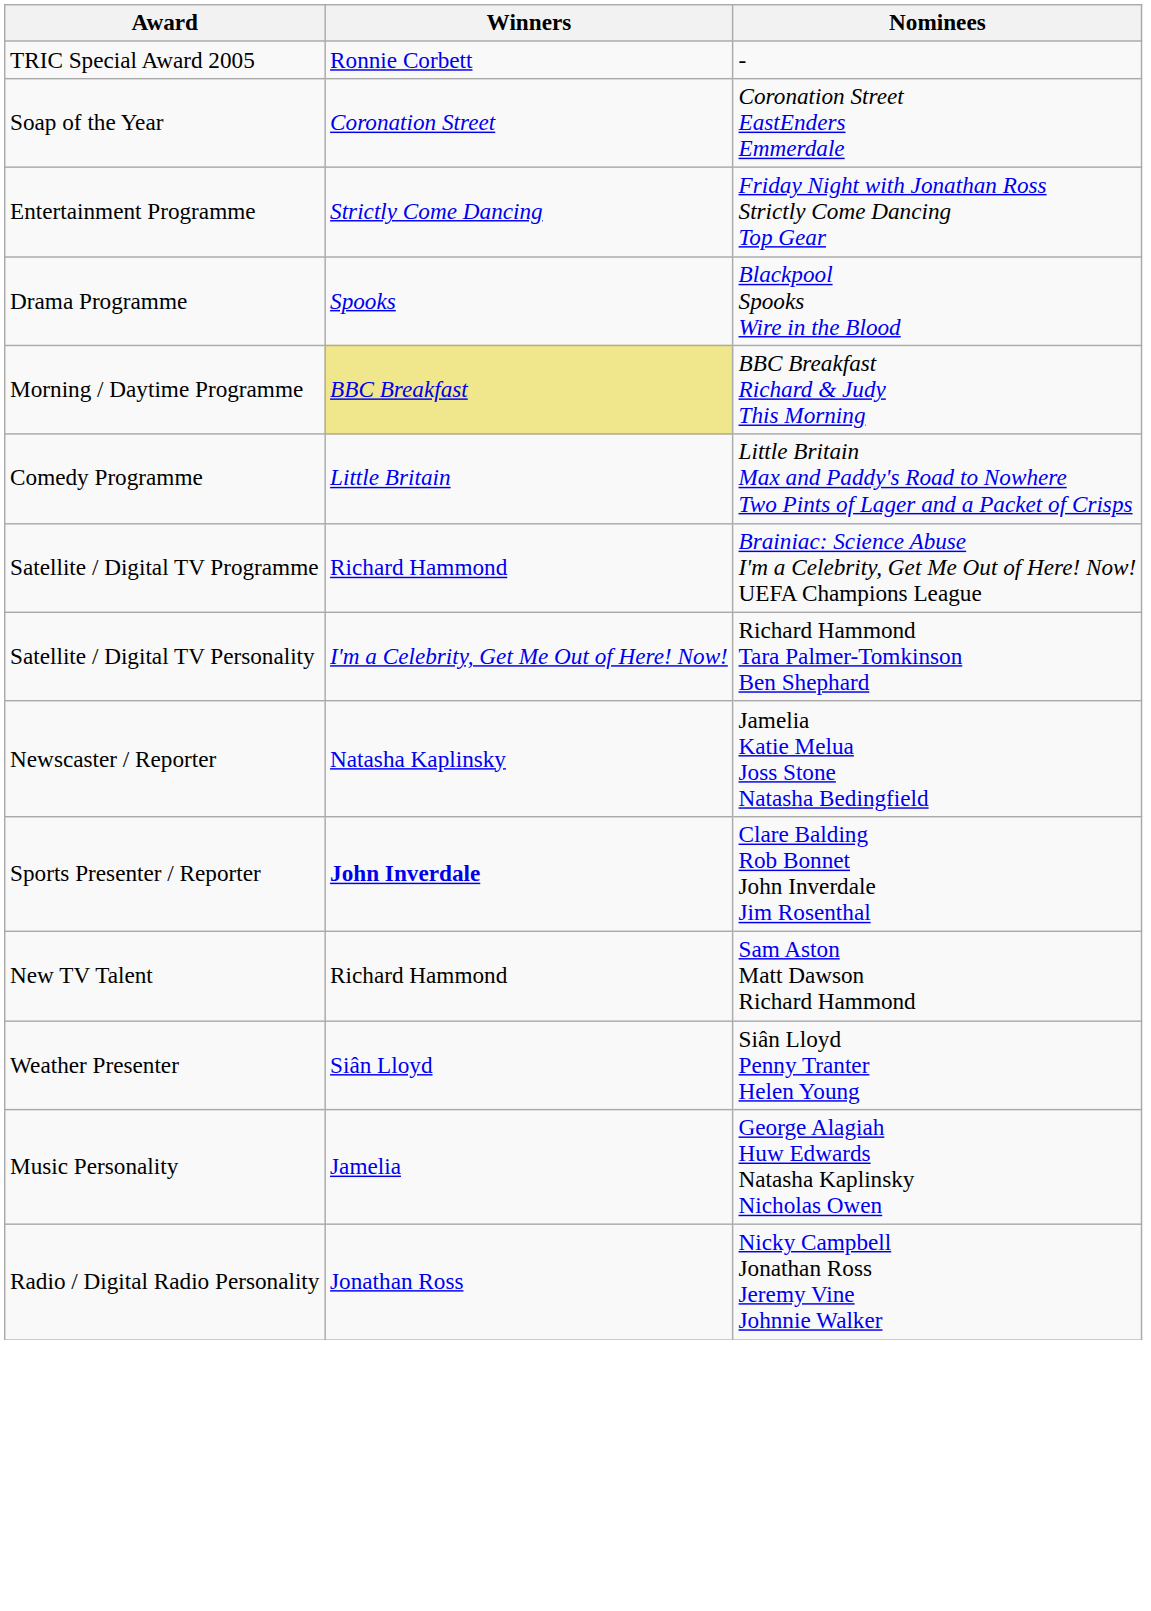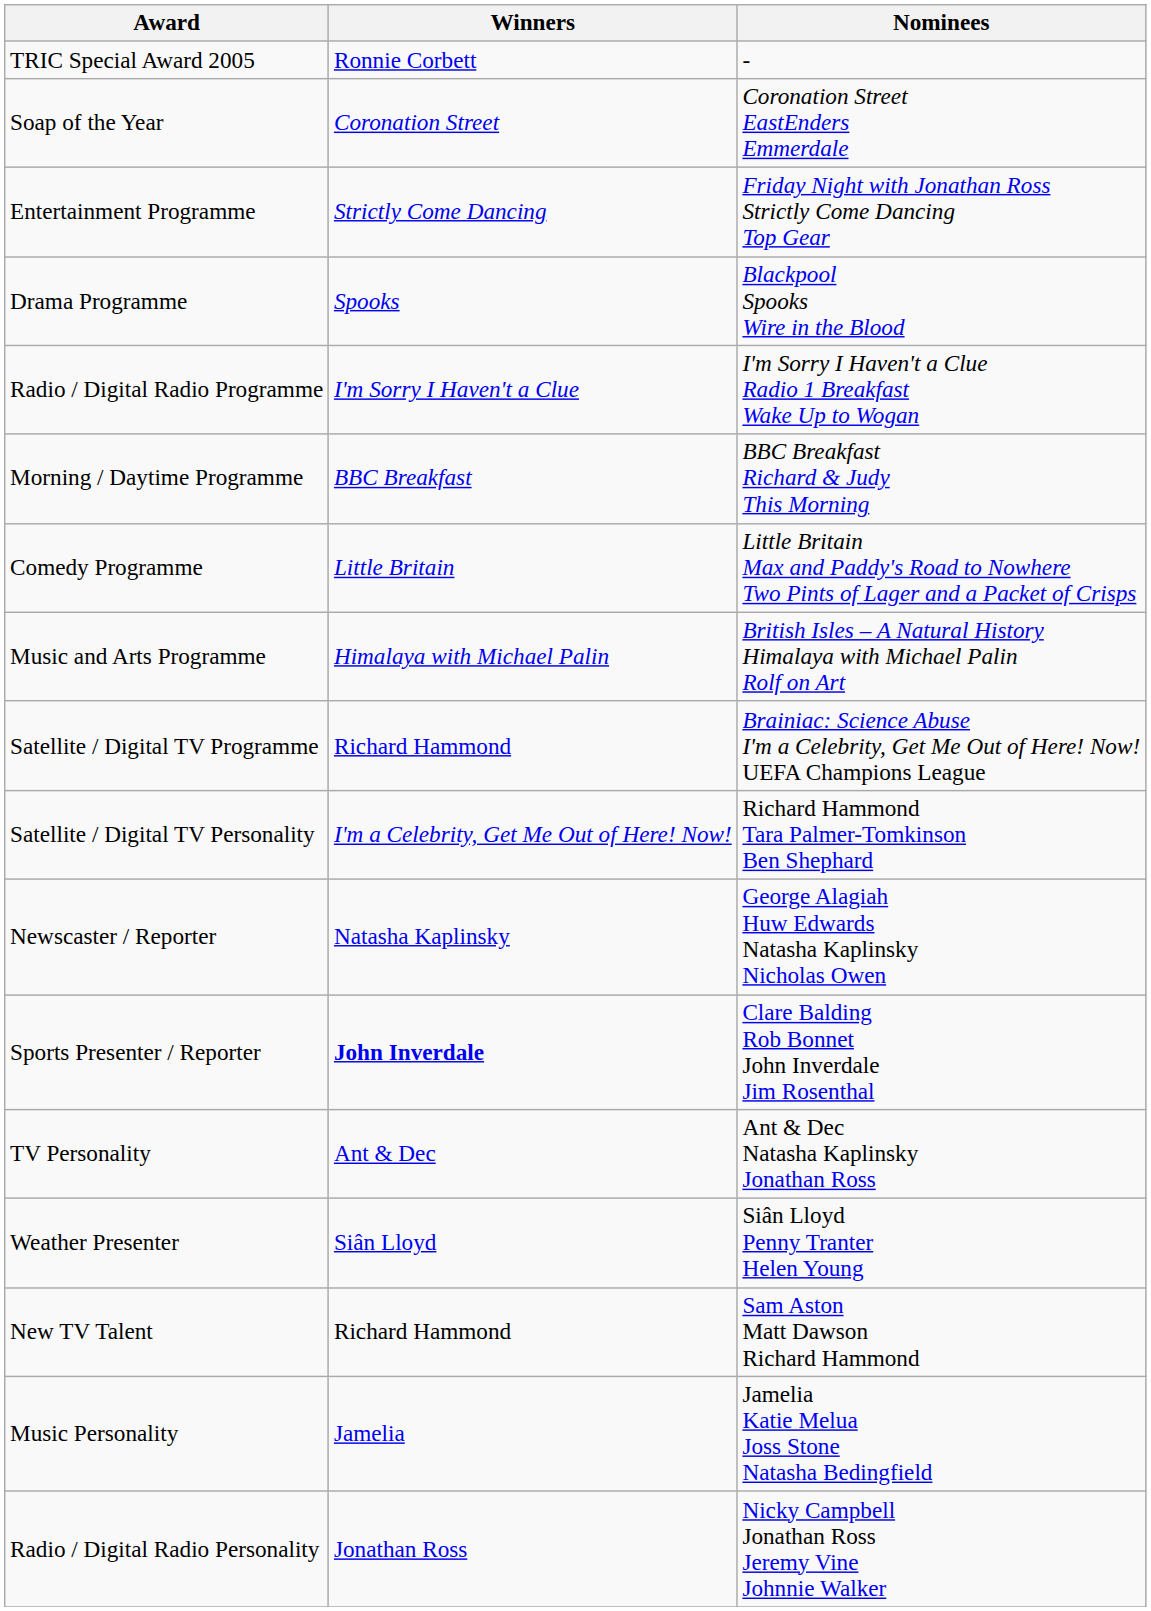+ row: (167, 389)
(399, 389) khaki background -> (403, 478) no background
+ row: (138, 656)
(834, 758) Jamelia Katie Melua Joss Stone Natasha Bedingfield -> (830, 936) George Alagiah Huw Edwards Natasha Kaplinsky Nicholas Owen
+ row: (80, 1153)
rows swapped: (81, 975) <-> (94, 1064)
(826, 1166) George Alagiah Huw Edwards Natasha Kaplinsky Nicholas Owen -> (837, 1433) Jamelia Katie Melua Joss Stone Natasha Bedingfield
